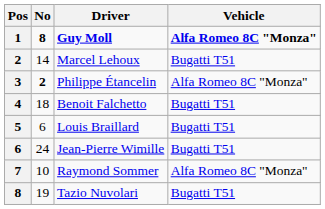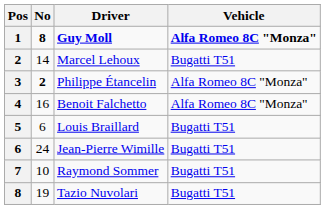(42, 104) 18 -> (42, 104) 16
(203, 104) Bugatti T51 -> (239, 104) Alfa Romeo 8C "Monza"
(239, 170) Alfa Romeo 8C "Monza" -> (203, 170) Bugatti T51
